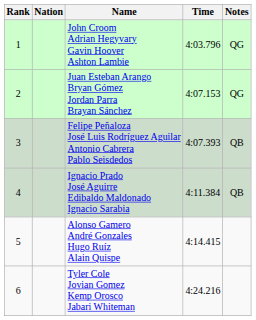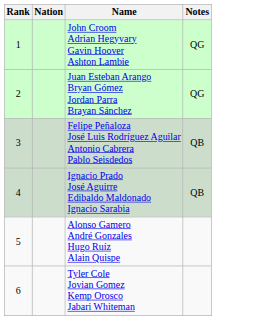- column: (203, 12)
